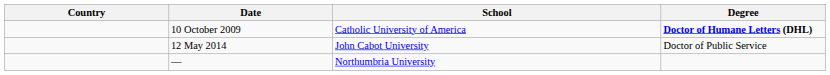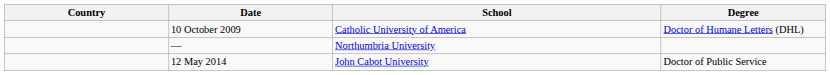(738, 29) bold -> (734, 29) normal
rows swapped: (199, 45) <-> (176, 62)
